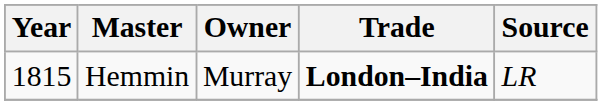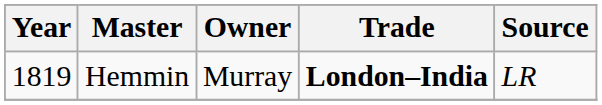(42, 75) 1815 -> (42, 75) 1819
